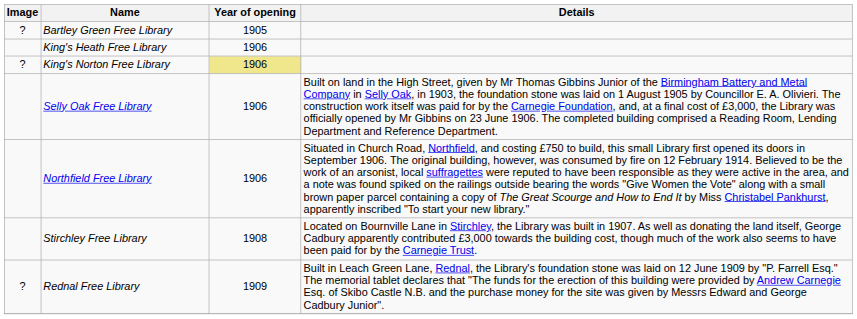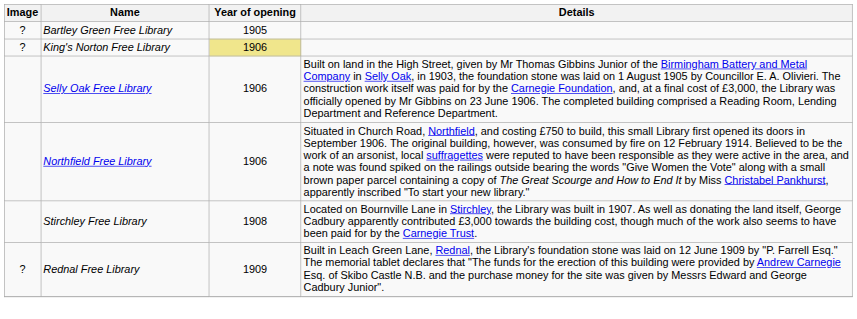- row: (105, 47)
